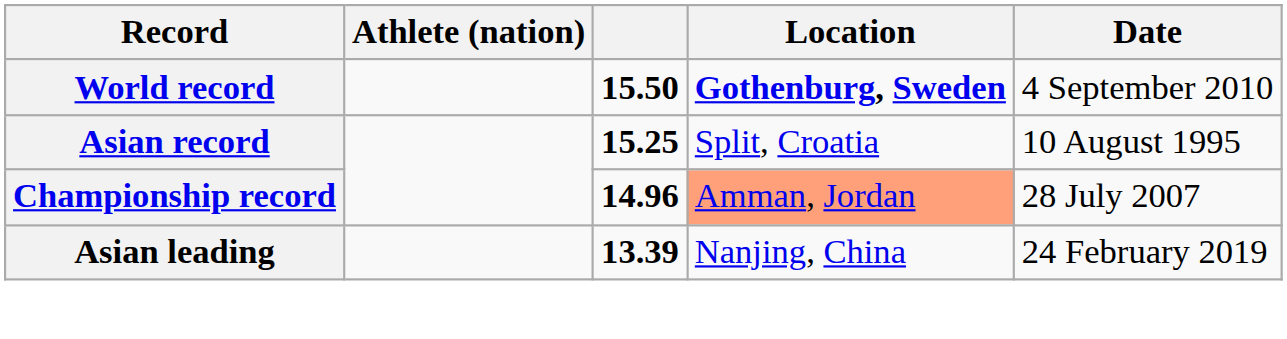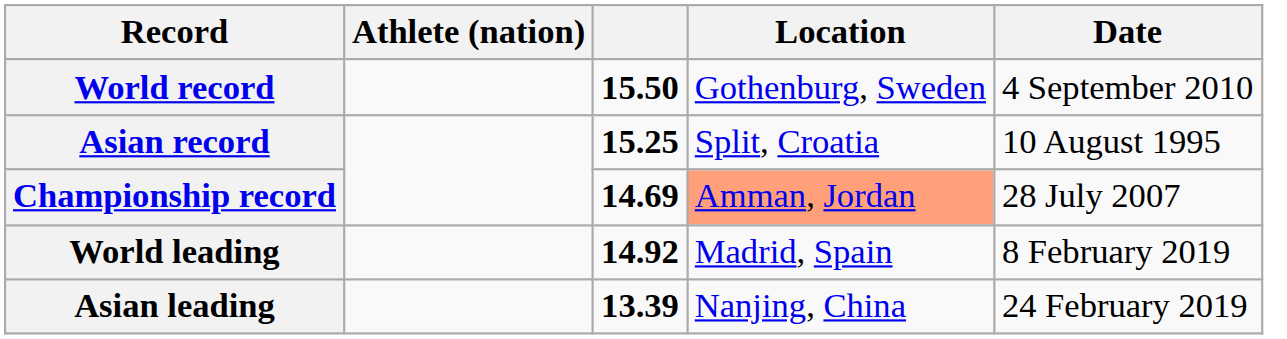(850, 86) bold -> (840, 86) normal
(640, 196) 14.96 -> (640, 196) 14.69
+ row: (175, 251)
